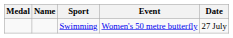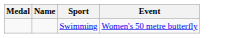- column: (214, 12)
